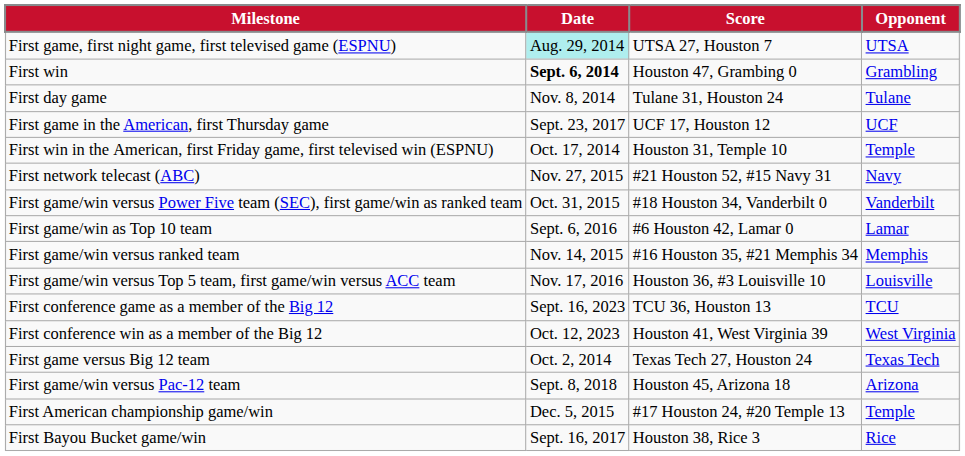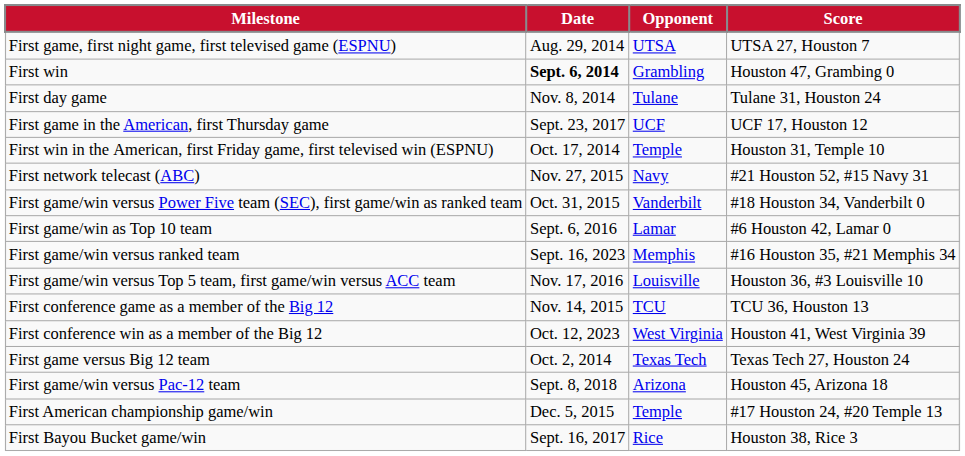columns swapped: (911, 18) <-> (745, 18)
(577, 45) paleturquoise background -> (577, 45) no background
(577, 254) Nov. 14, 2015 -> (578, 254) Sept. 16, 2023
(578, 307) Sept. 16, 2023 -> (577, 307) Nov. 14, 2015
